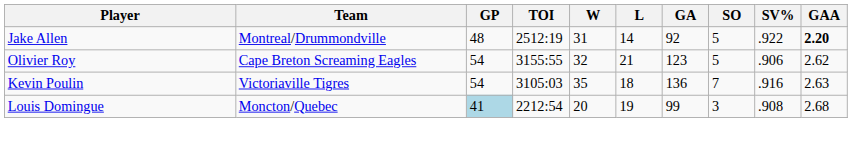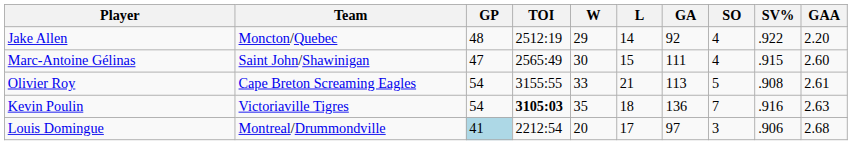(312, 38) Montreal/Drummondville -> (288, 38) Moncton/Quebec
(580, 38) 31 -> (581, 38) 29
(715, 38) 5 -> (716, 38) 4
(817, 38) bold -> (817, 38) normal
+ row: (72, 60)
(580, 60) 32 -> (581, 83) 33
(676, 60) 123 -> (676, 83) 113
(771, 60) .906 -> (771, 83) .908
(817, 60) 2.62 -> (817, 83) 2.61
(539, 83) normal -> (539, 106) bold
(288, 106) Moncton/Quebec -> (312, 128) Montreal/Drummondville
(627, 106) 19 -> (627, 128) 17
(673, 106) 99 -> (673, 128) 97
(771, 106) .908 -> (771, 128) .906
